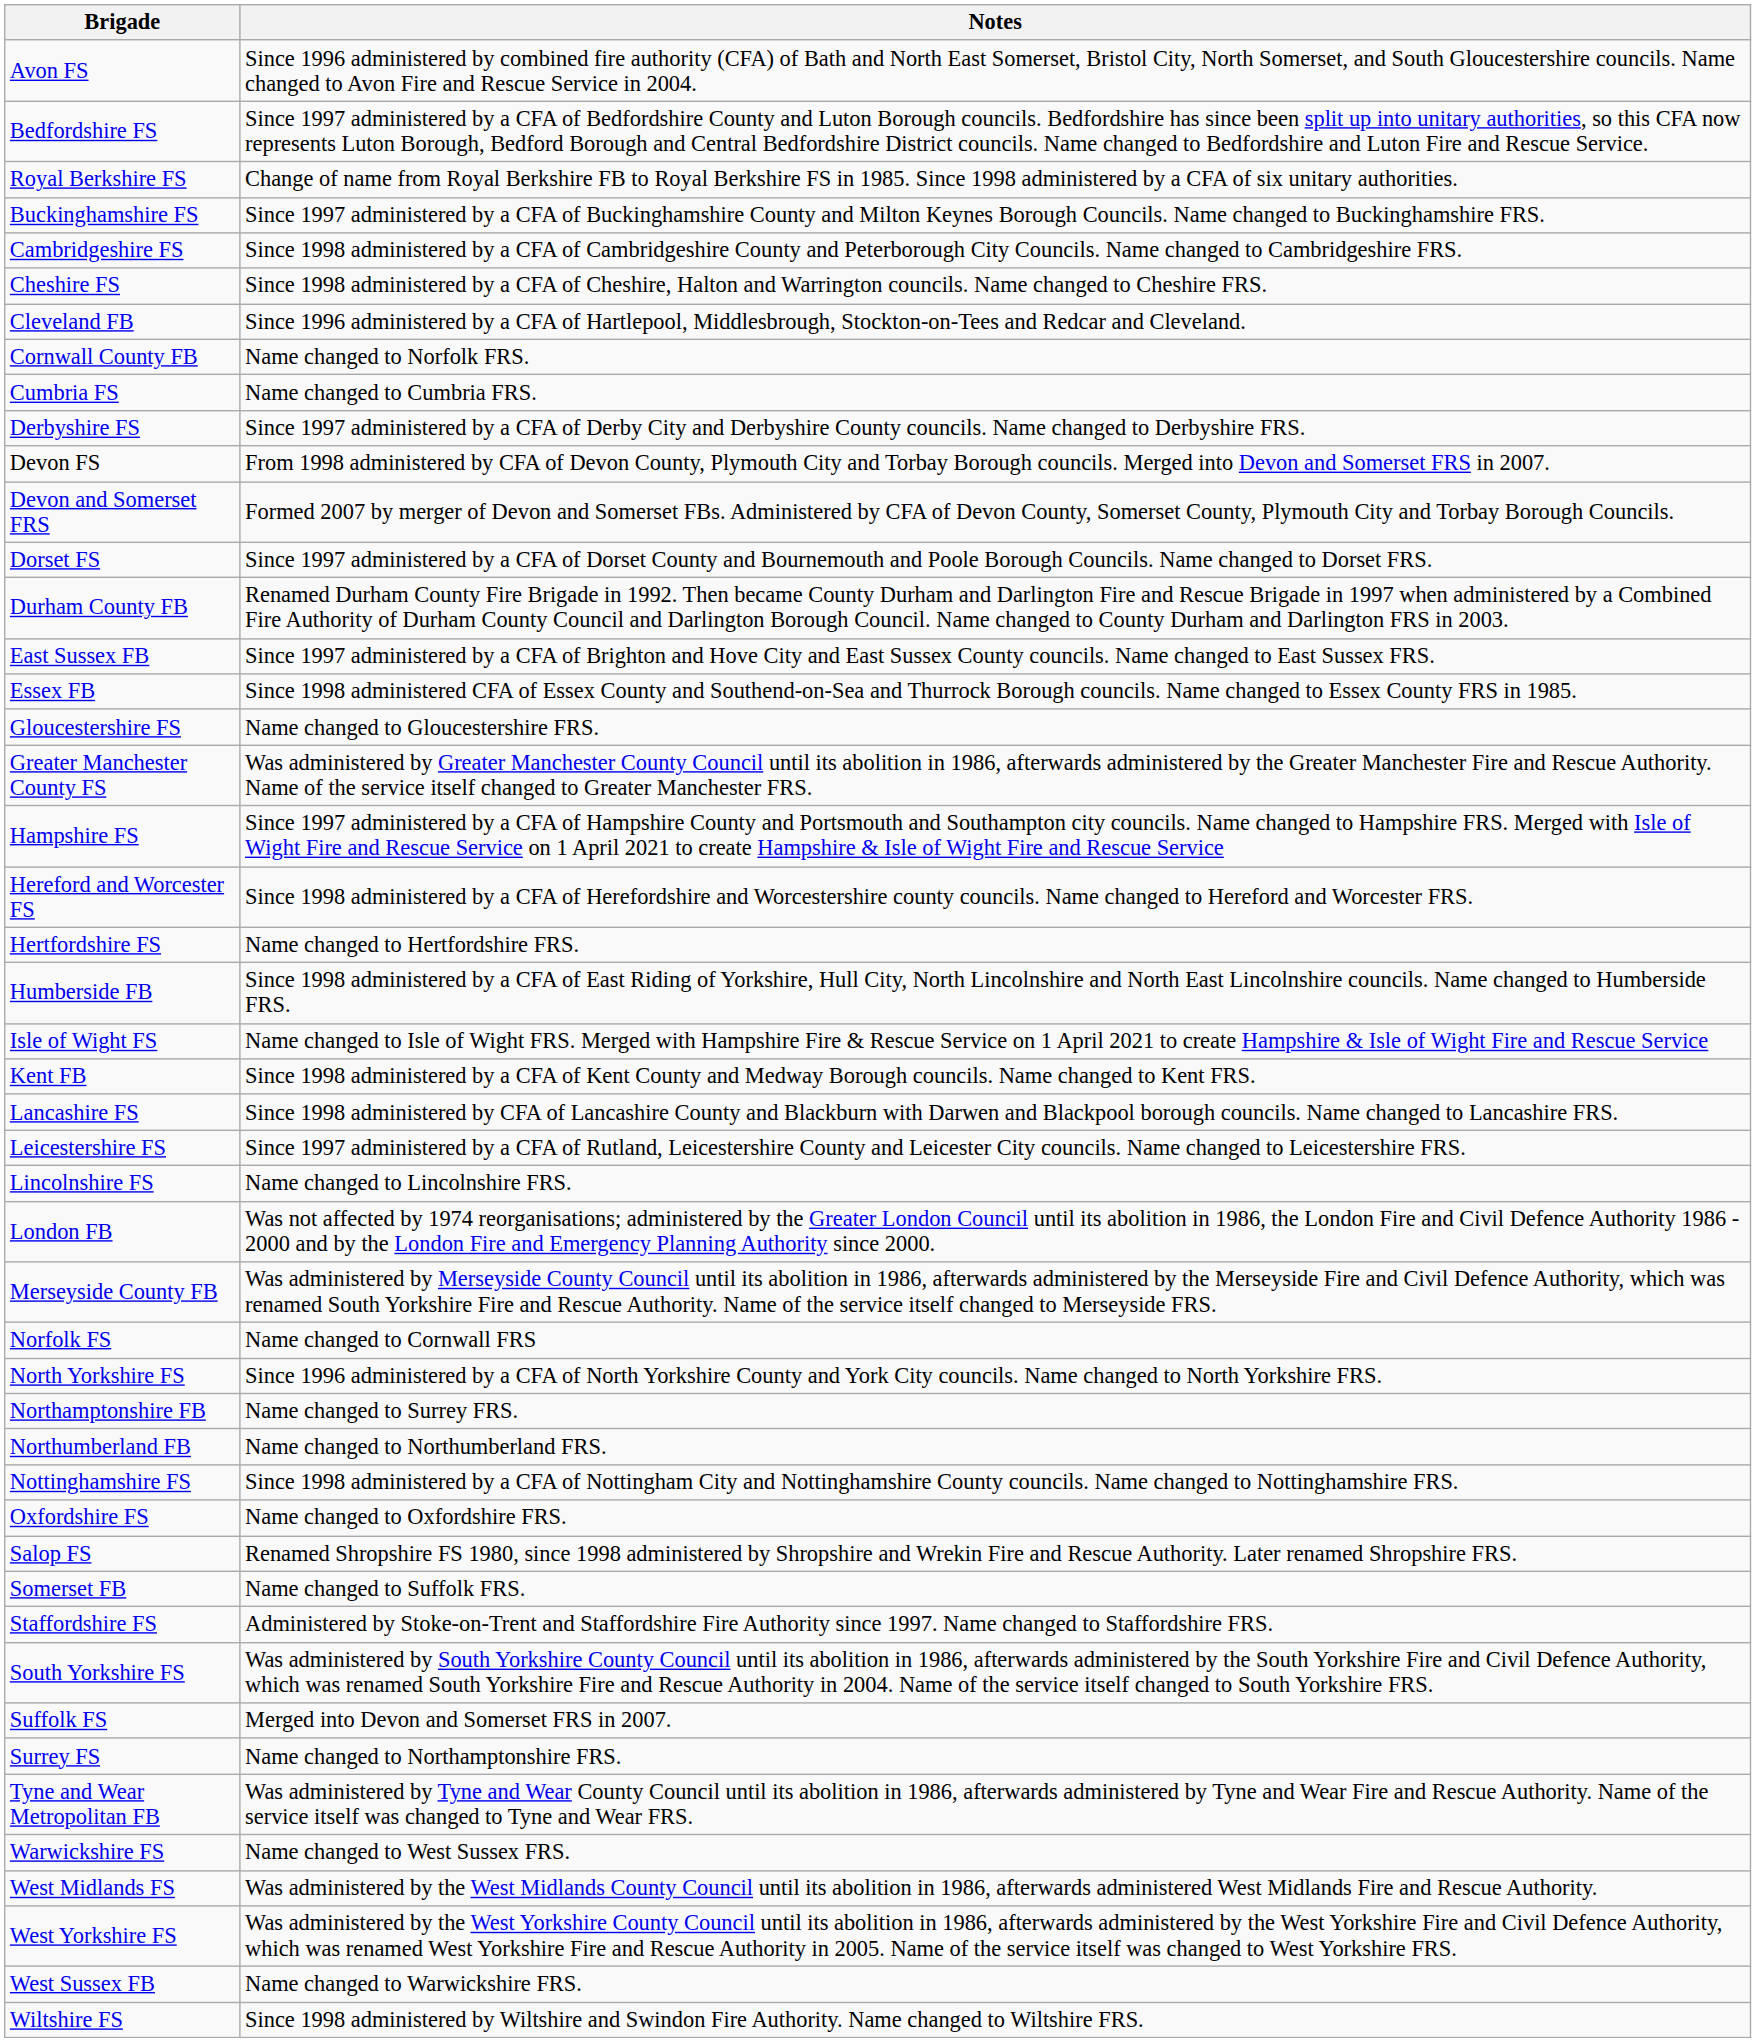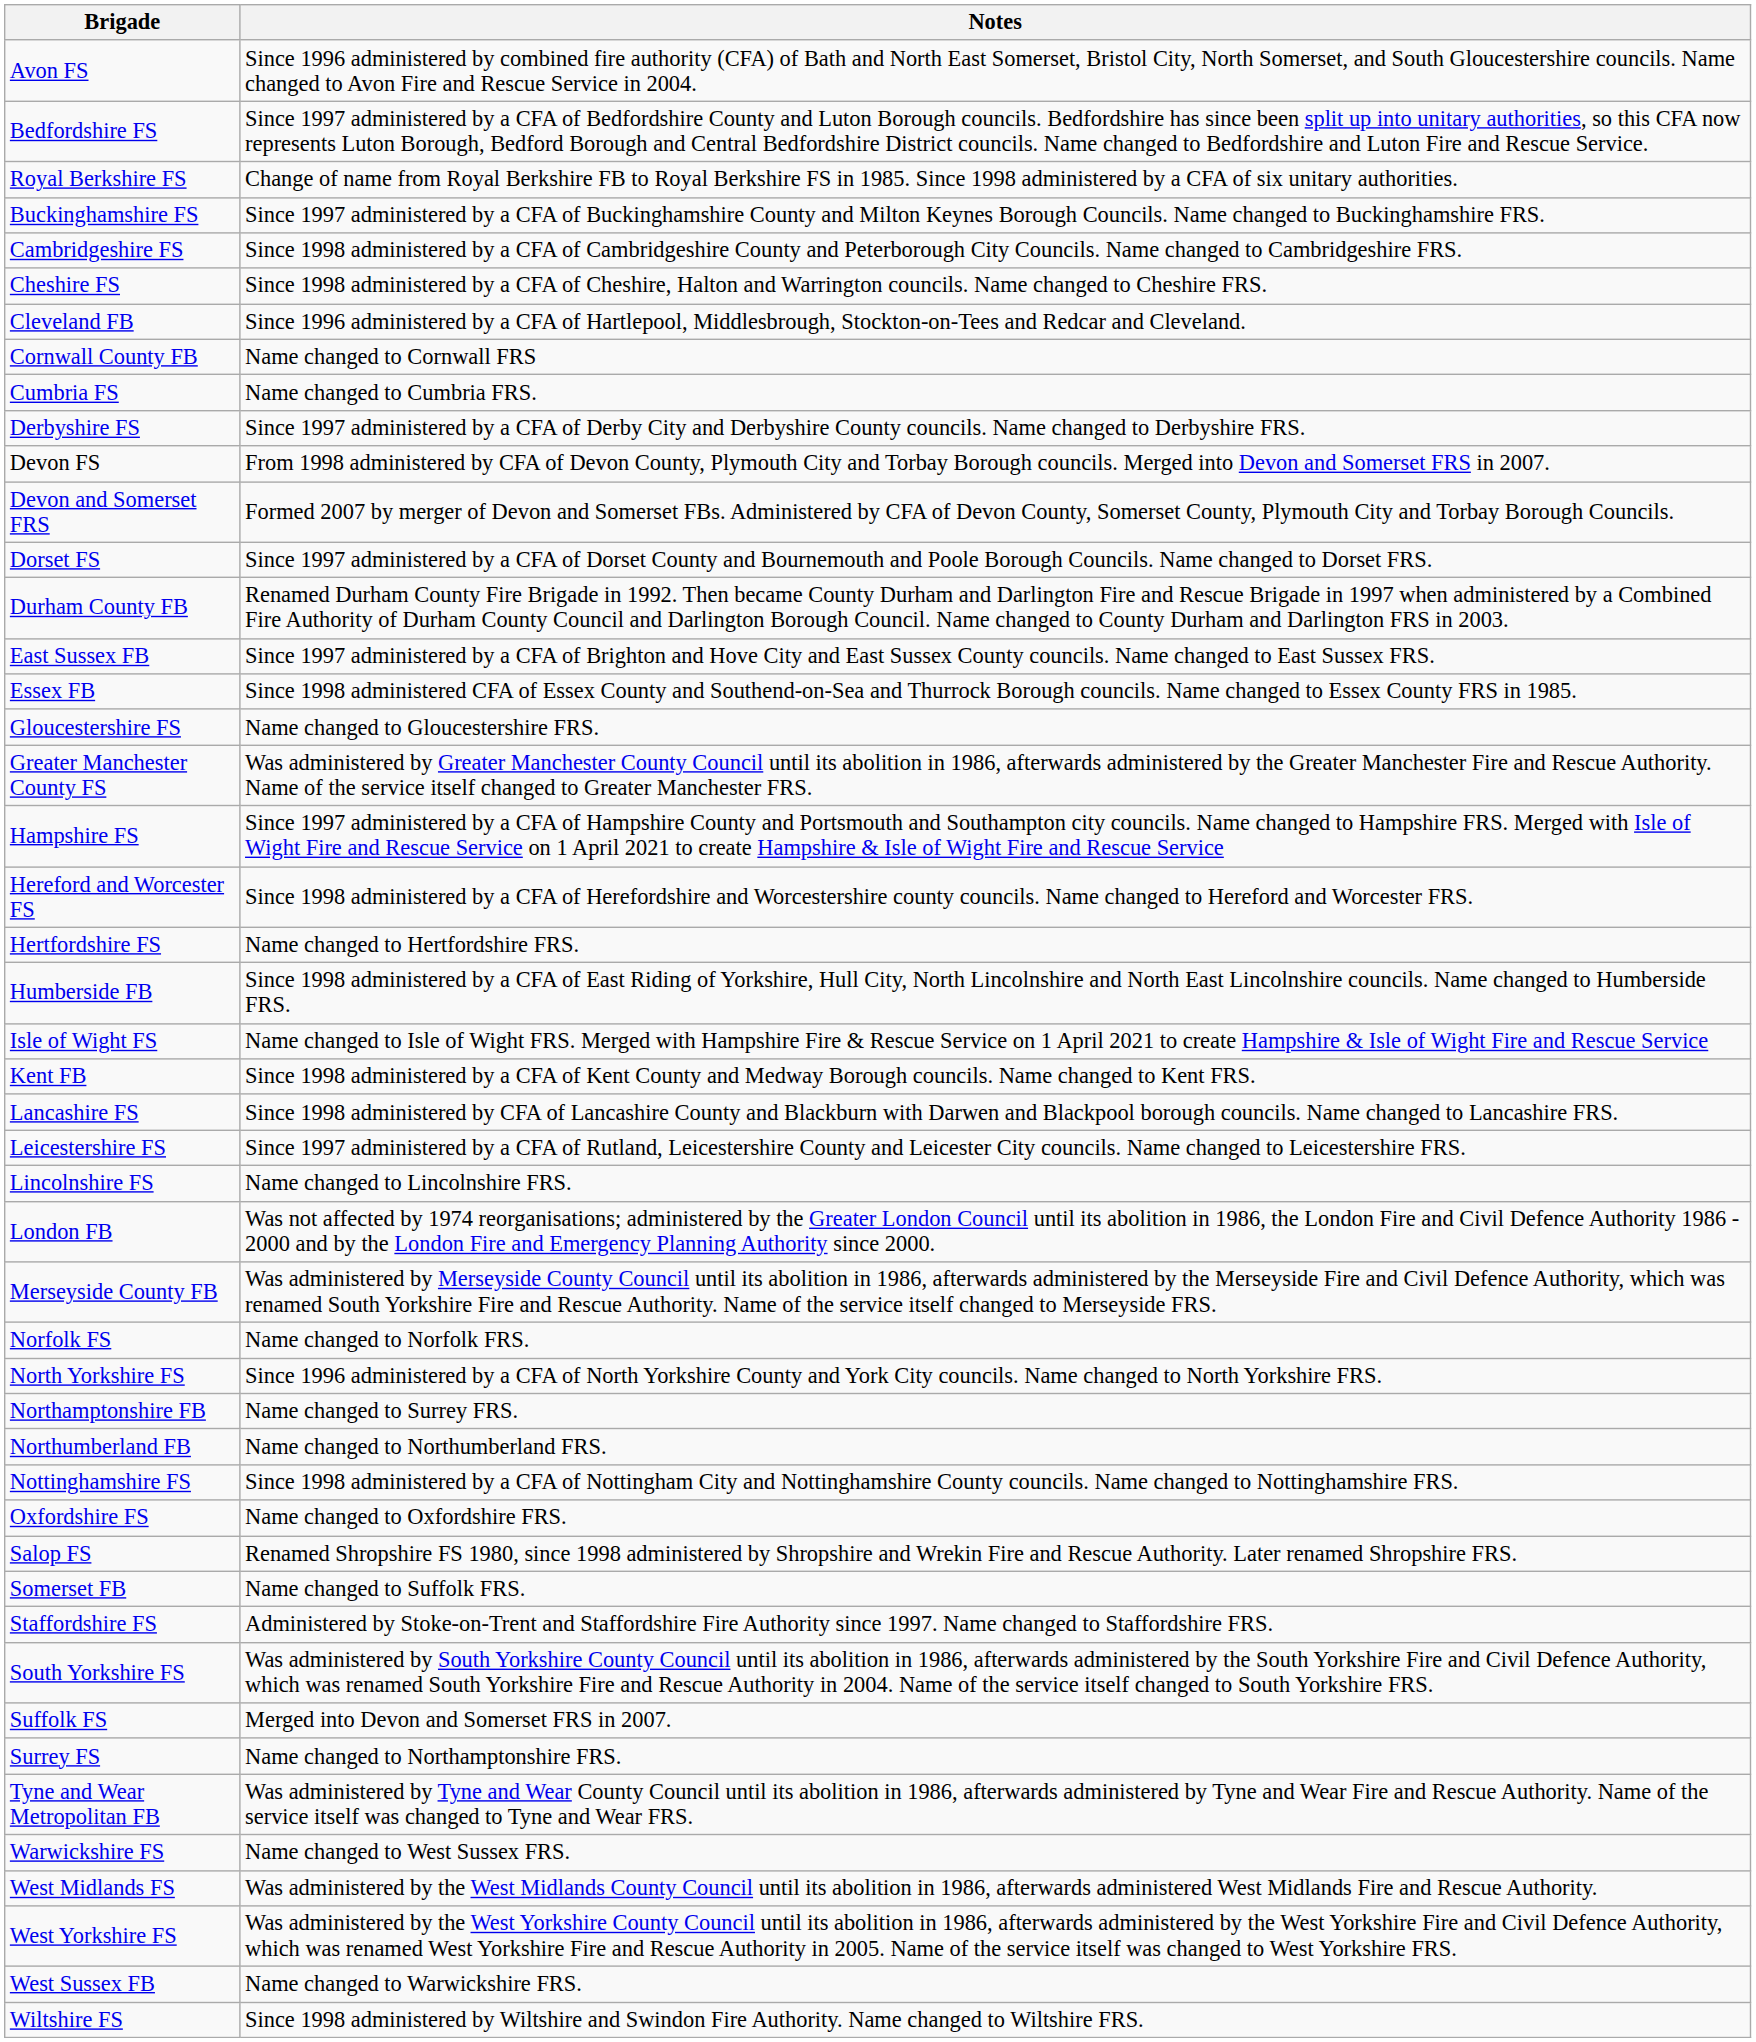(387, 356) Name changed to Norfolk FRS. -> (391, 356) Name changed to Cornwall FRS
(391, 1340) Name changed to Cornwall FRS -> (387, 1340) Name changed to Norfolk FRS.
